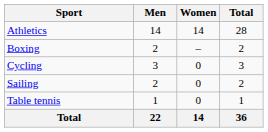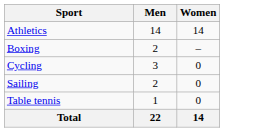- column: (241, 13)
